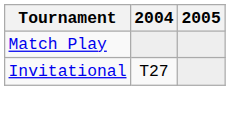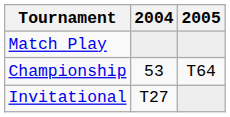+ row: (68, 71)
